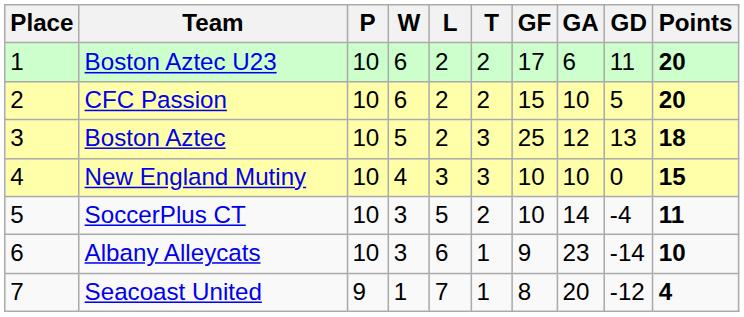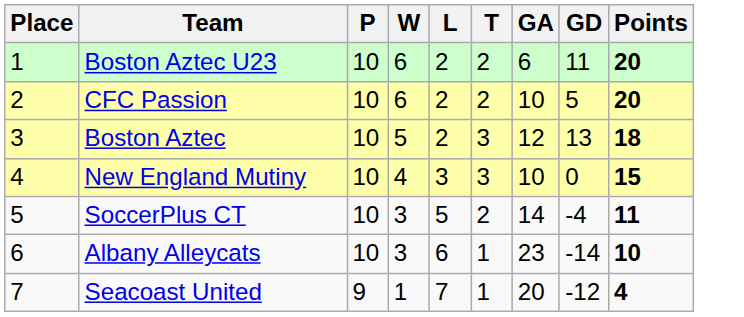- column: (535, 23)
